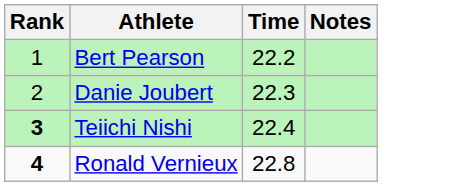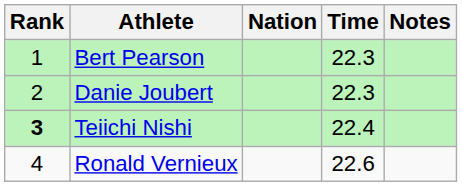+ column: (283, 22)
(274, 57) 22.2 -> (353, 57) 22.3
(37, 163) bold -> (37, 163) normal
(274, 163) 22.8 -> (353, 163) 22.6
